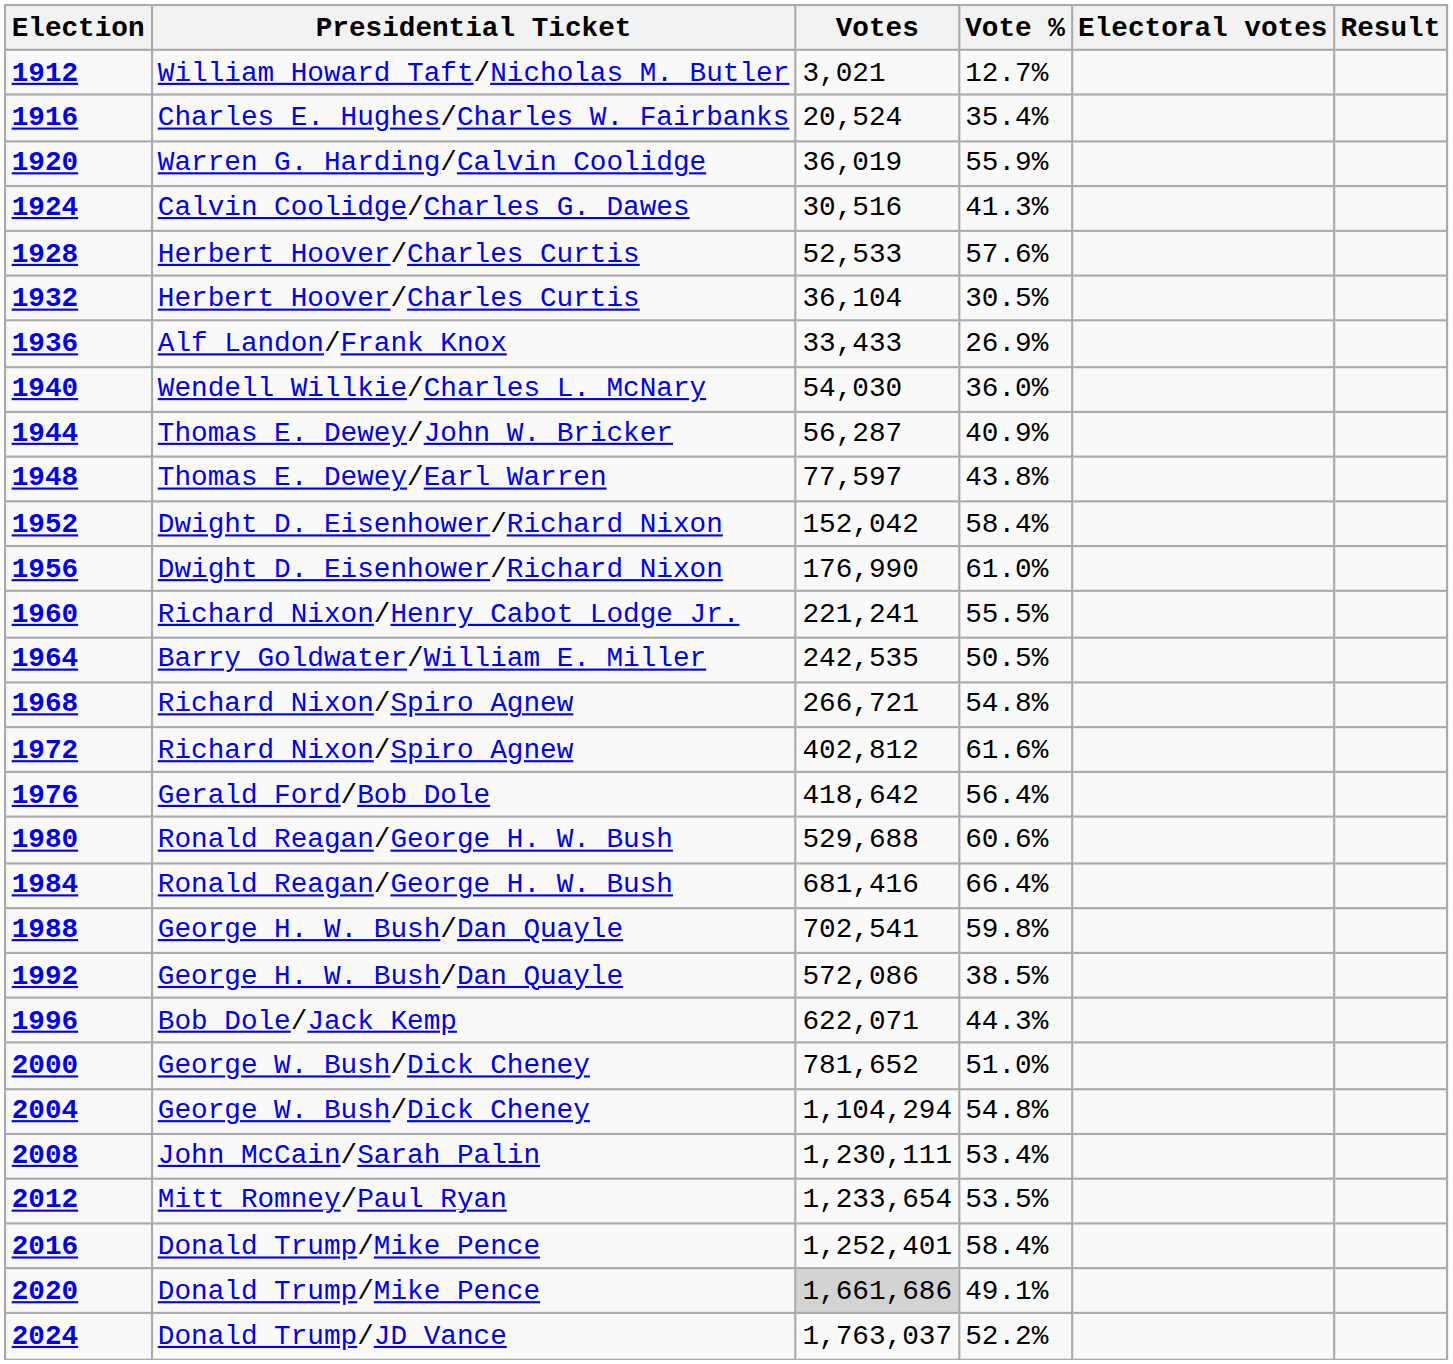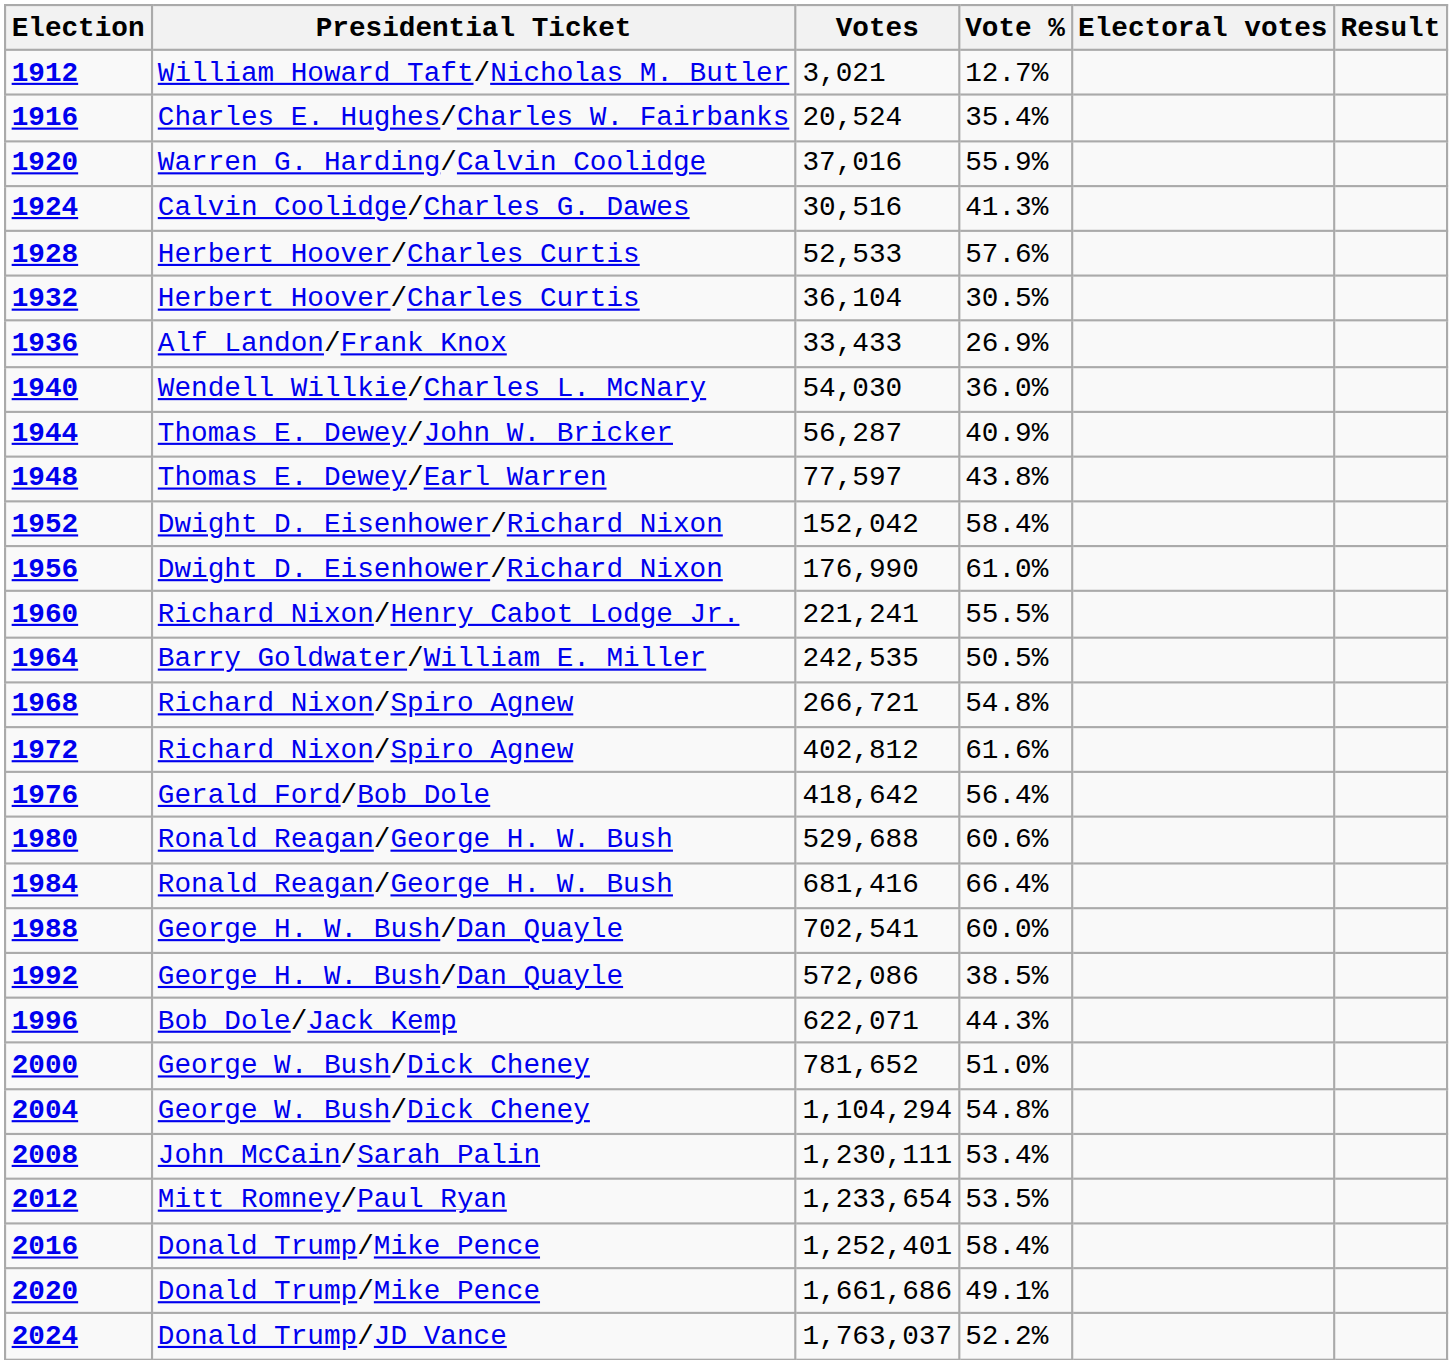(852, 163) 36,019 -> (852, 163) 37,016
(1007, 930) 59.8% -> (1007, 930) 60.0%
(877, 1291) lightgrey background -> (877, 1291) no background
